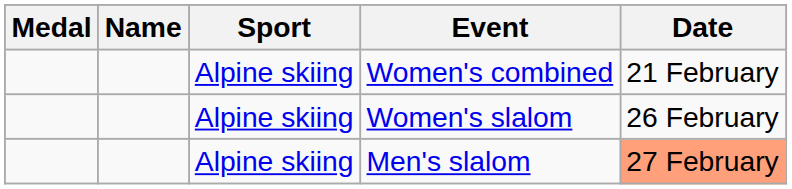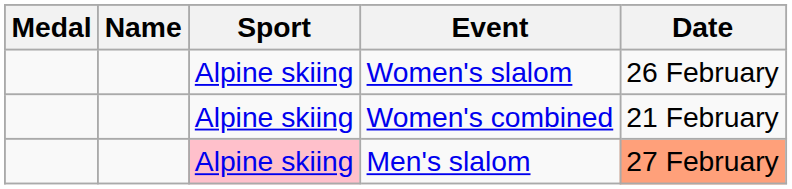rows swapped: (490, 72) <-> (469, 117)
(274, 162) no background -> (274, 162) pink background
